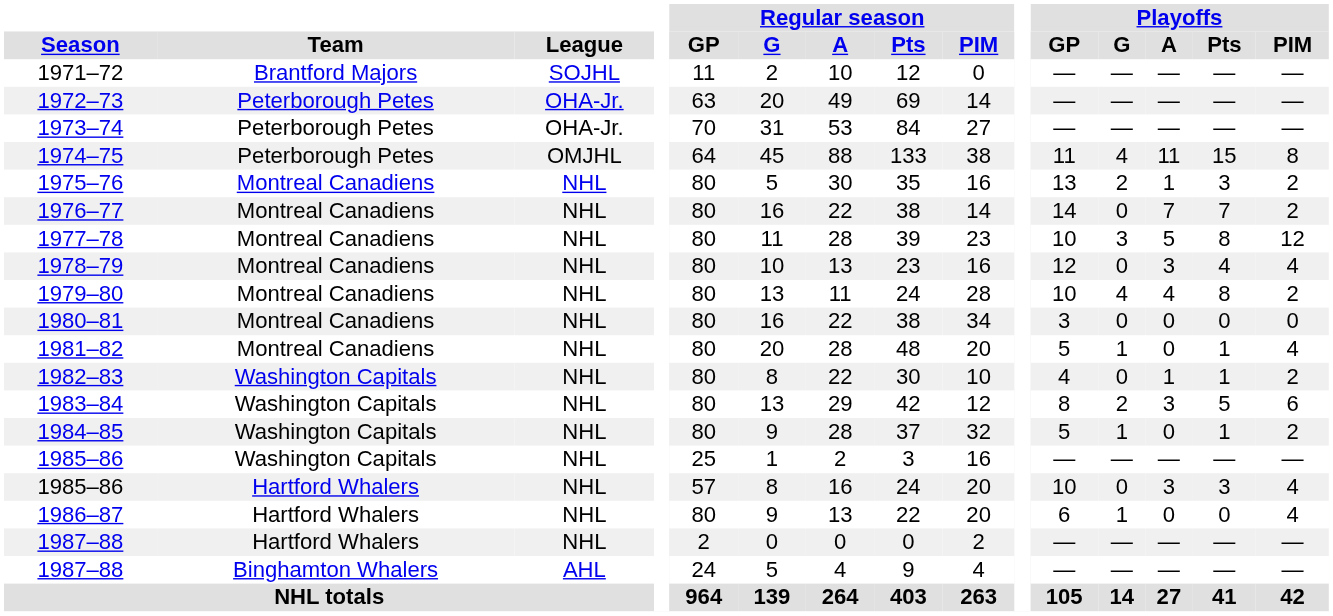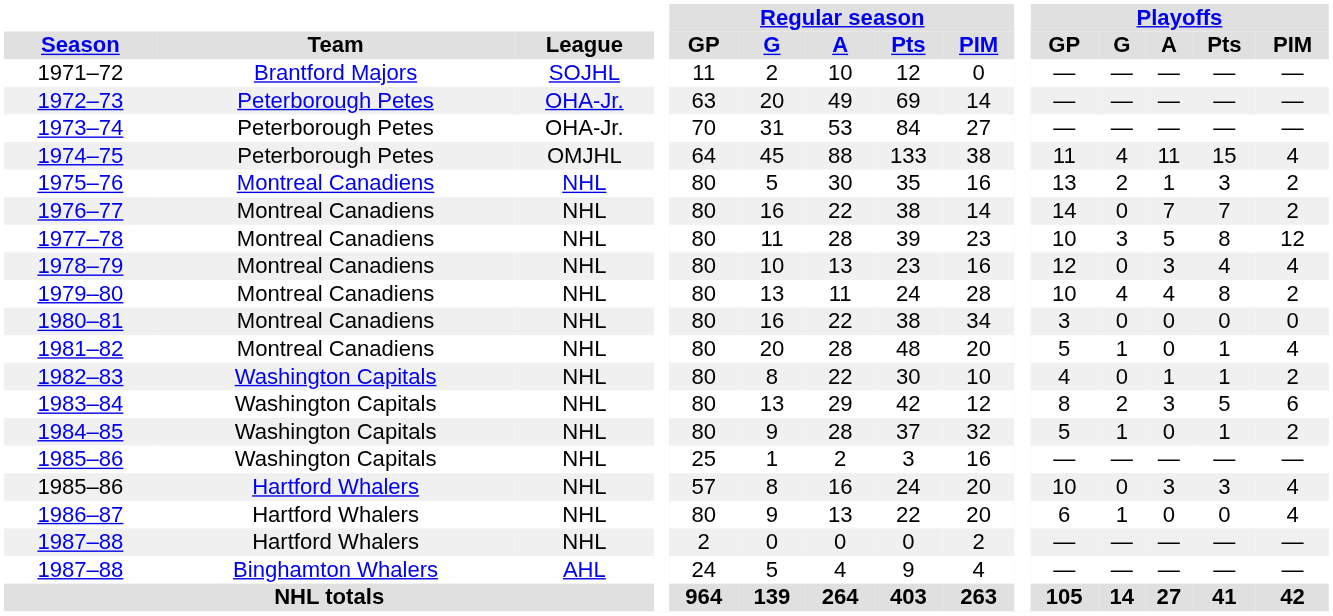(1293, 155) 8 -> (1293, 155) 4
